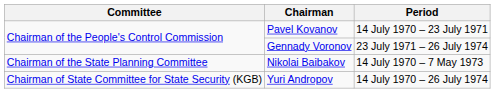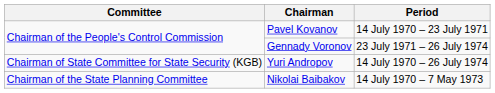rows swapped: (306, 63) <-> (300, 79)
